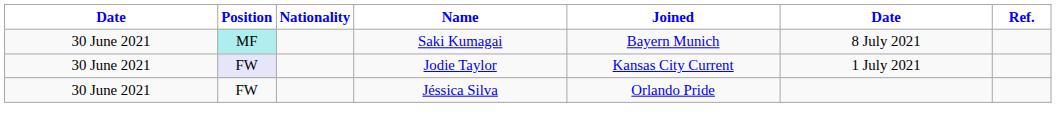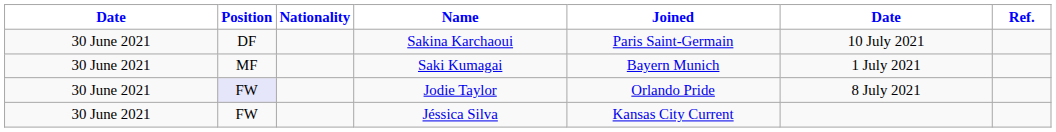+ row: (460, 41)
(247, 41) paleturquoise background -> (247, 66) no background
(886, 41) 8 July 2021 -> (886, 66) 1 July 2021
(673, 66) Kansas City Current -> (673, 90) Orlando Pride
(886, 66) 1 July 2021 -> (886, 90) 8 July 2021
(673, 90) Orlando Pride -> (673, 114) Kansas City Current
